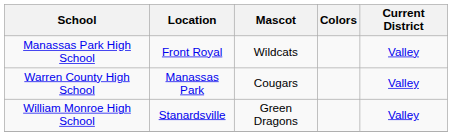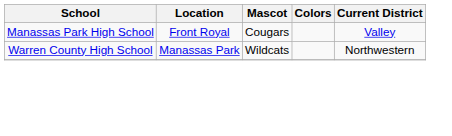(276, 51) Wildcats -> (267, 32) Cougars
(276, 83) Cougars -> (267, 50) Wildcats
(404, 83) Valley -> (380, 50) Northwestern
- row: (77, 115)
